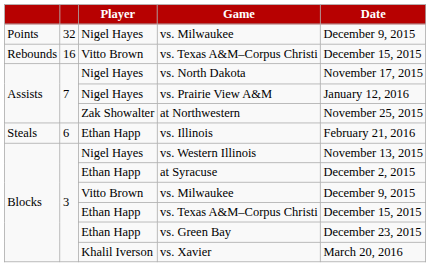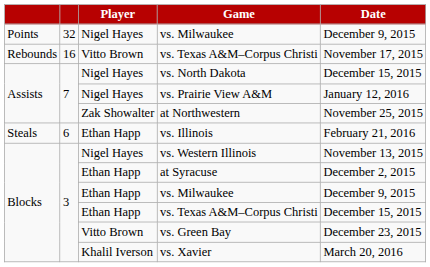(373, 53) December 15, 2015 -> (373, 53) November 17, 2015
(373, 73) November 17, 2015 -> (373, 73) December 15, 2015
(112, 192) Vitto Brown -> (111, 192) Ethan Happ
(111, 232) Ethan Happ -> (112, 232) Vitto Brown
